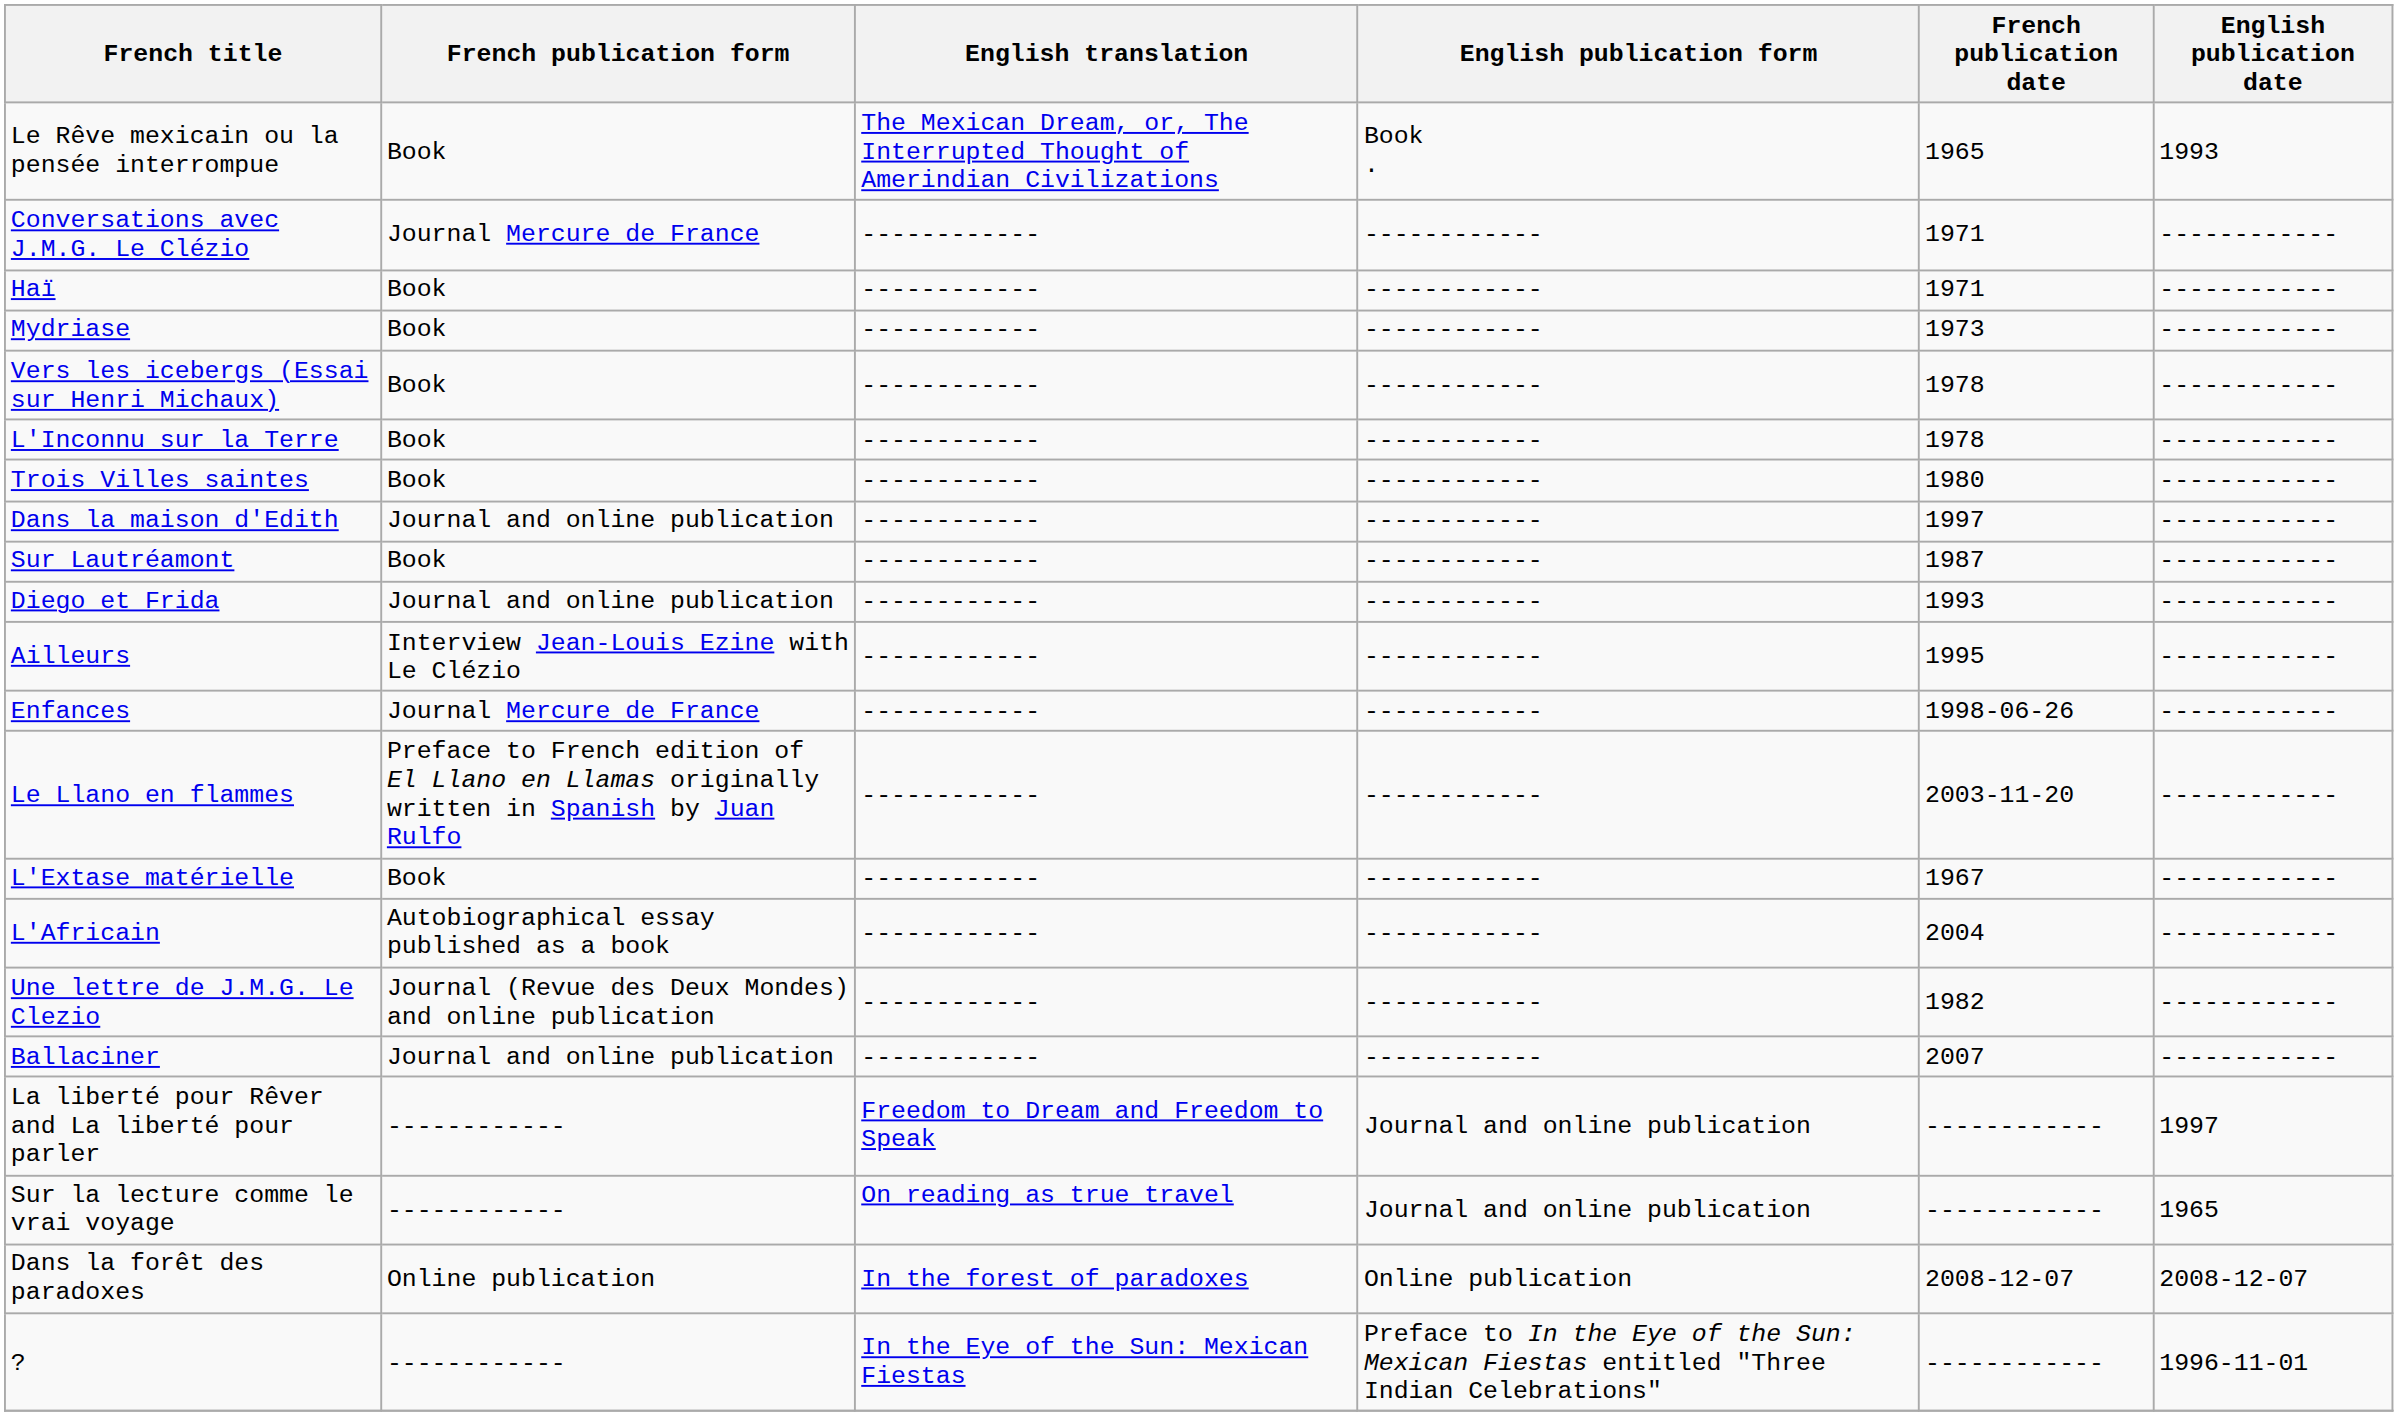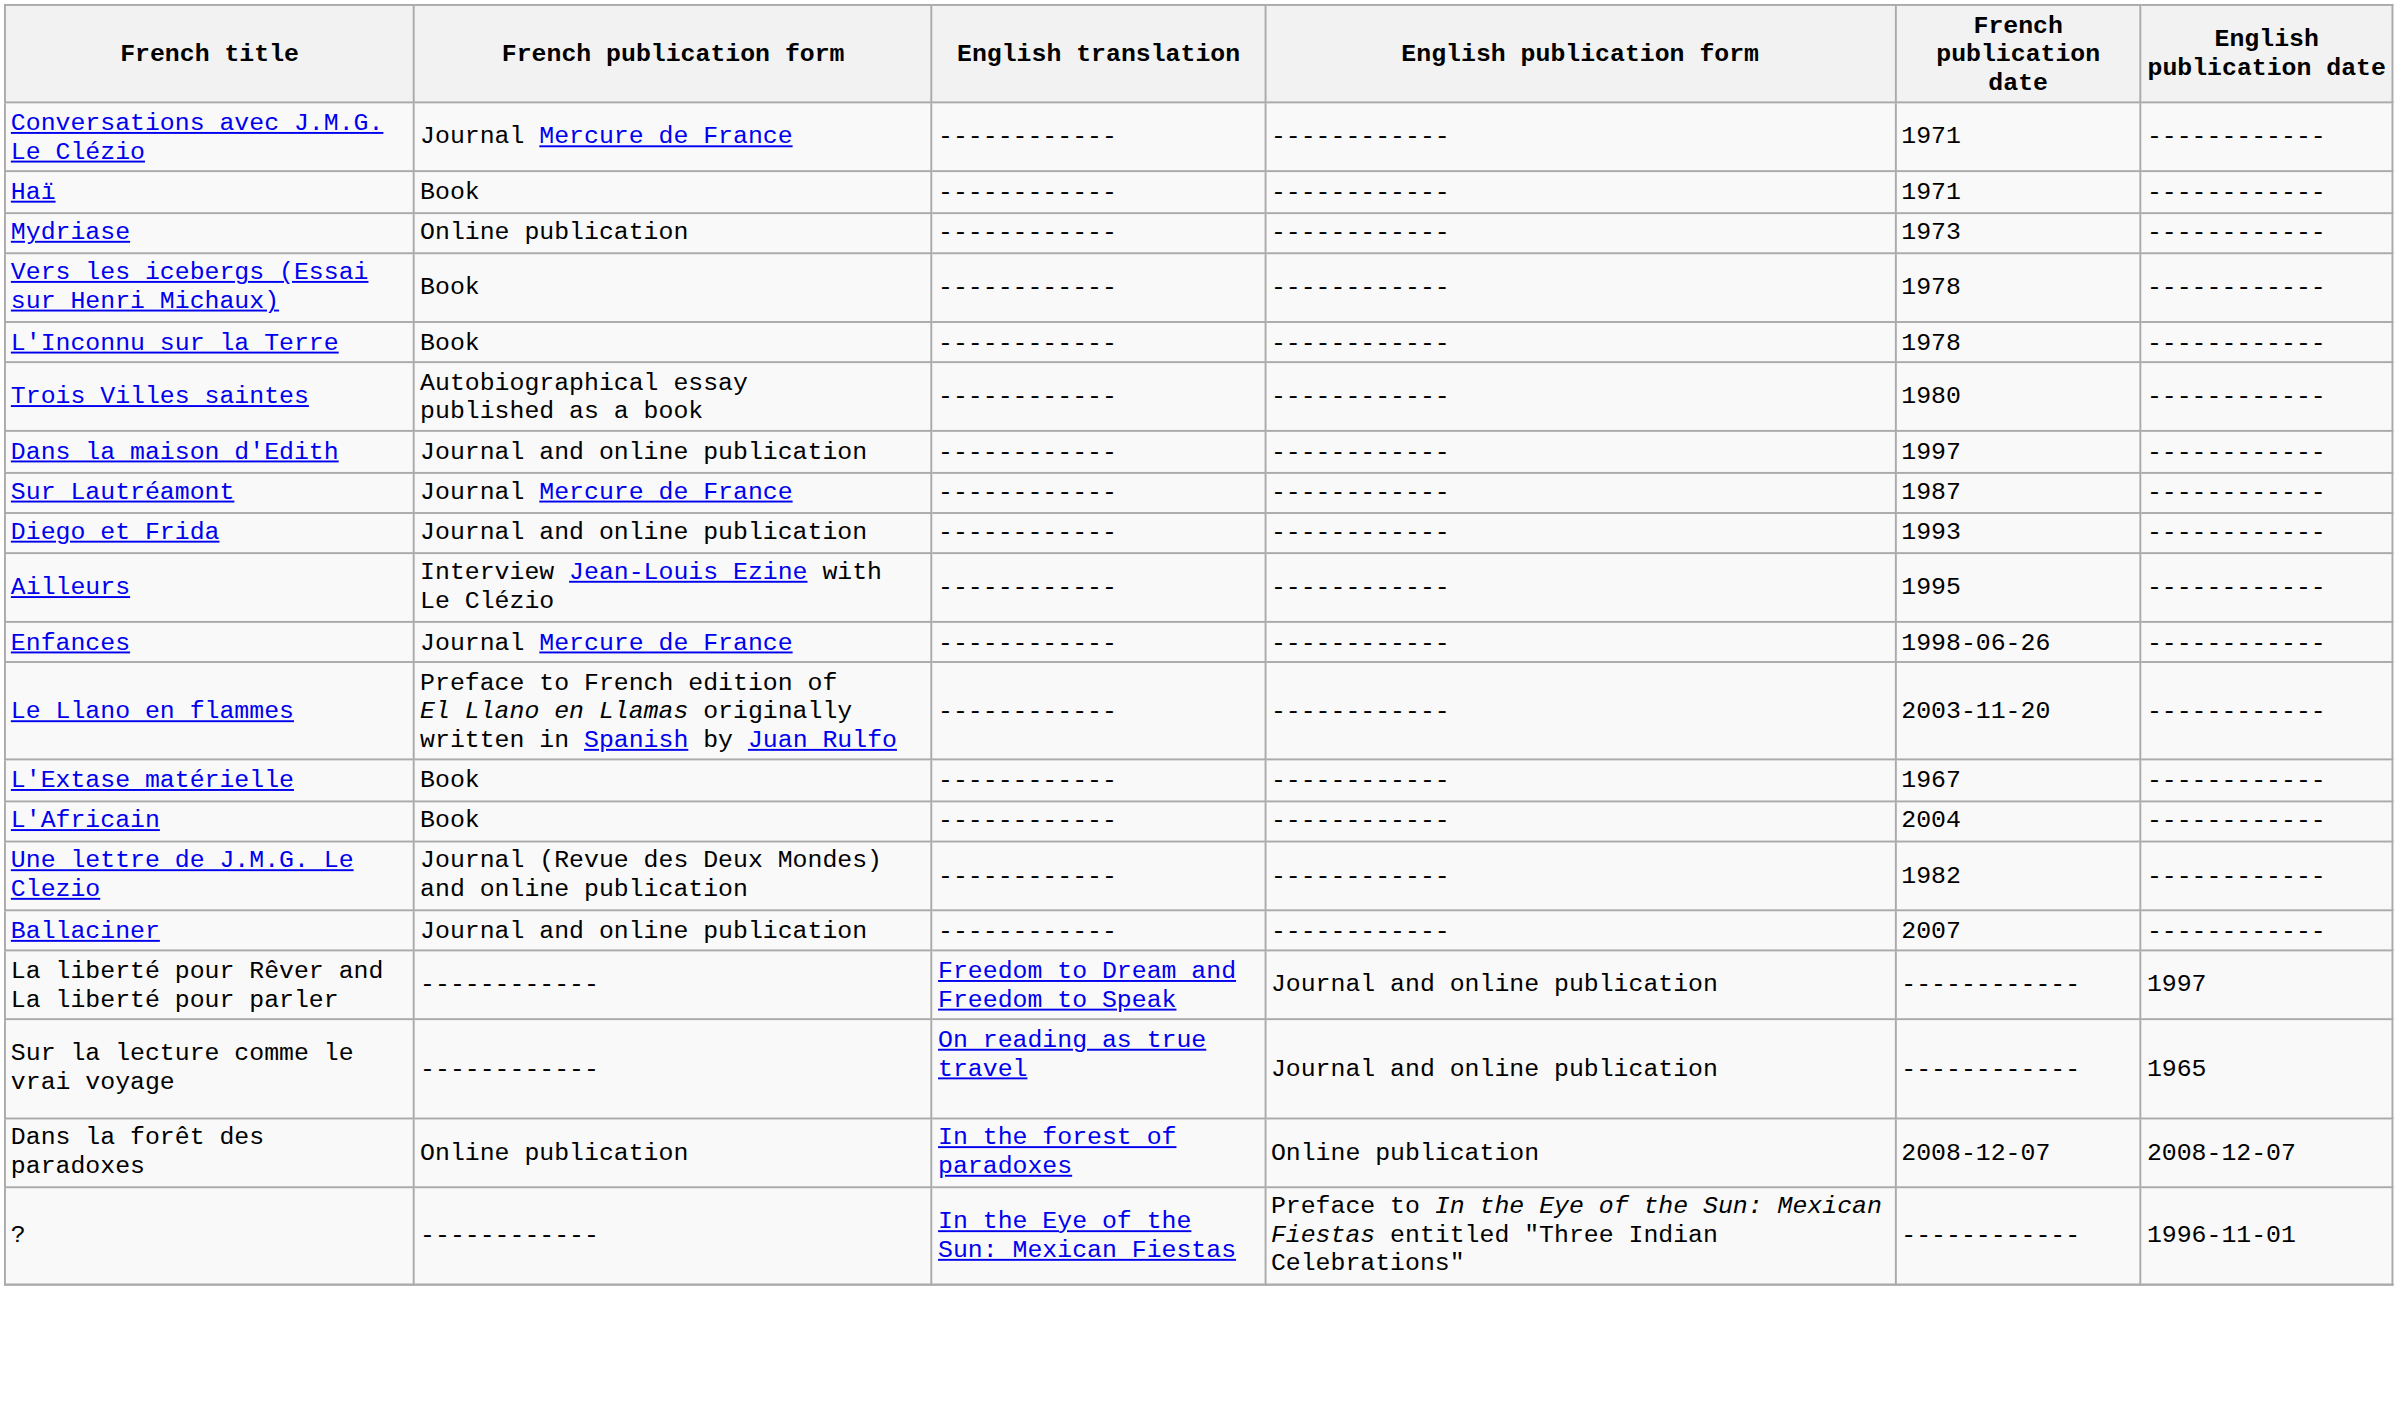- row: (175, 152)
(417, 330) Book -> (554, 233) Online publication
(417, 480) Book -> (584, 397) Autobiographical essay published as a book
(417, 561) Book -> (606, 492) Journal Mercure de France
(551, 933) Autobiographical essay published as a book -> (450, 821) Book
